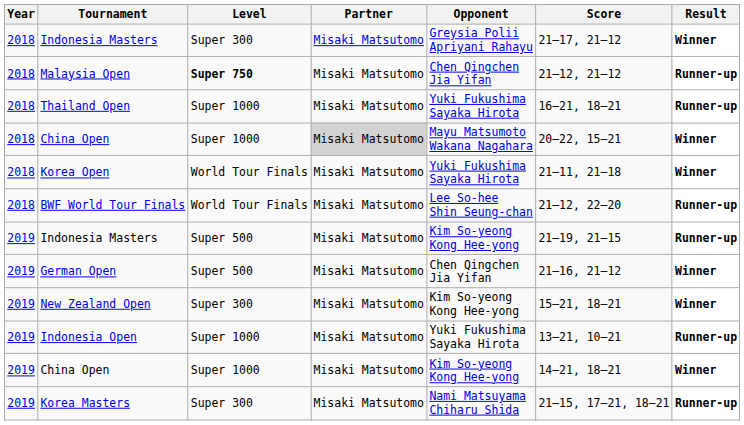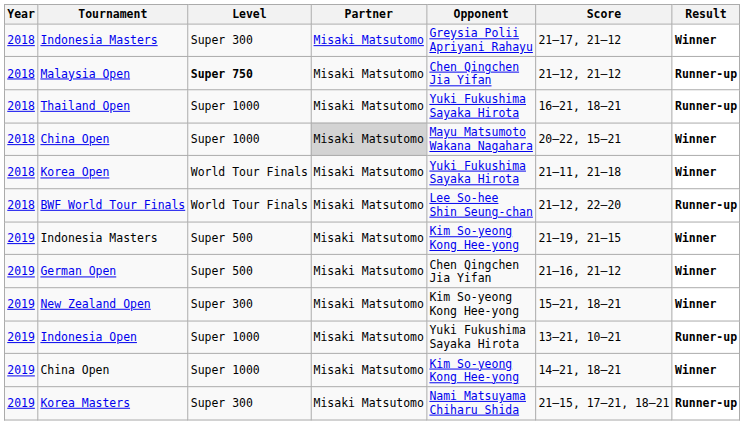(706, 238) Runner-up -> (696, 238) Winner
